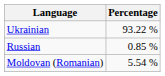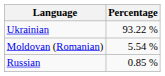rows swapped: (55, 63) <-> (23, 46)
